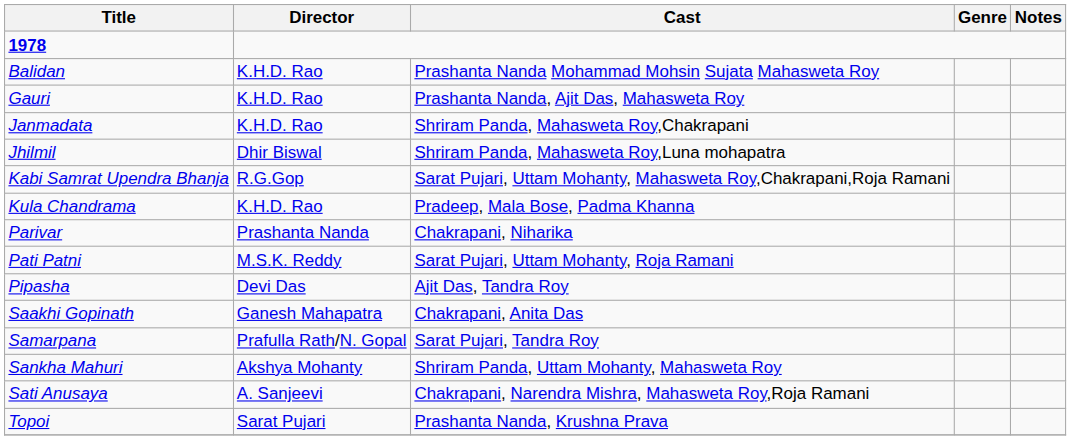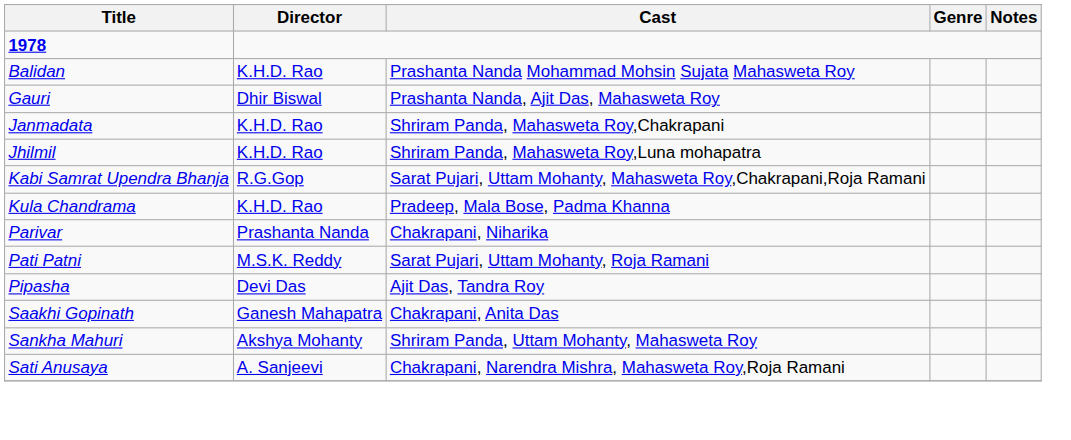(280, 98) K.H.D. Rao -> (279, 98) Dhir Biswal
(279, 152) Dhir Biswal -> (280, 152) K.H.D. Rao
- row: (52, 340)
- row: (29, 421)
